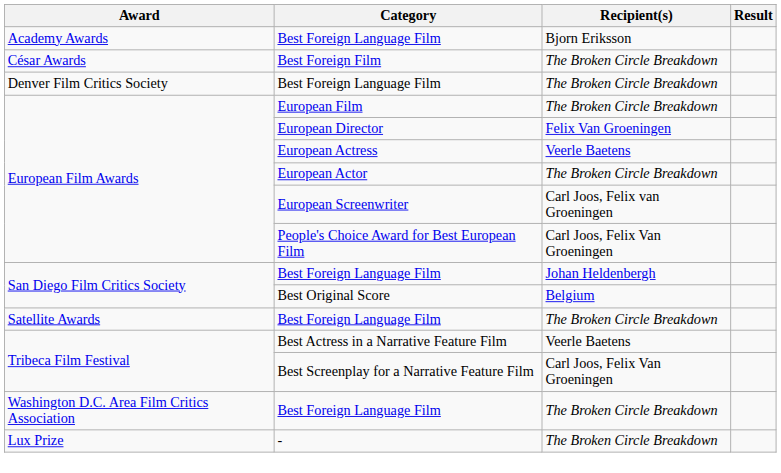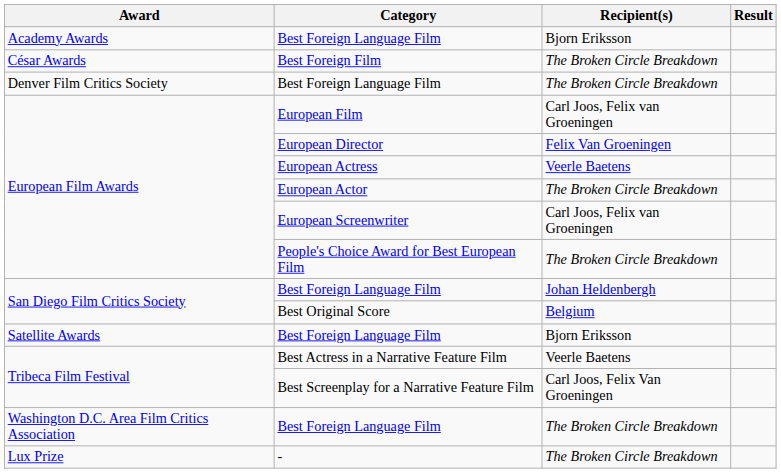(632, 106) The Broken Circle Breakdown -> (602, 114) Carl Joos, Felix van Groeningen
(603, 243) Carl Joos, Felix Van Groeningen -> (632, 259) The Broken Circle Breakdown
(632, 318) The Broken Circle Breakdown -> (588, 334) Bjorn Eriksson
